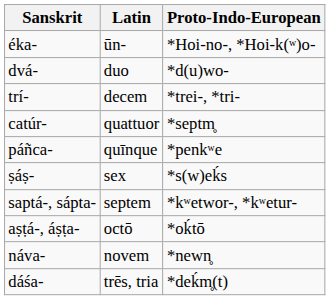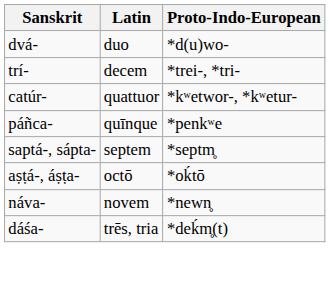- row: (23, 44)
(191, 123) *septm̥ -> (232, 96) *kʷetwor-, *kʷetur-
- row: (21, 176)
(232, 202) *kʷetwor-, *kʷetur- -> (191, 149) *septm̥
